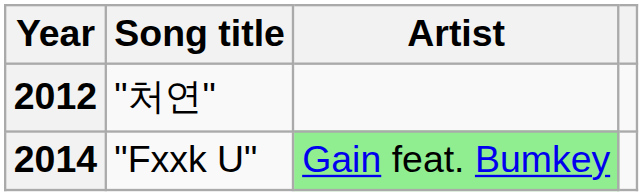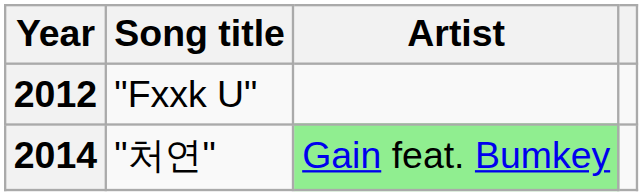(165, 95) "처연" -> (186, 93) "Fxxk U"
(186, 159) "Fxxk U" -> (165, 155) "처연"
